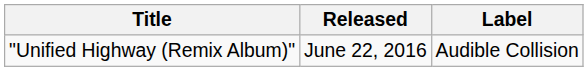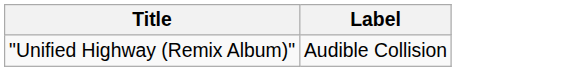- column: (365, 19)
